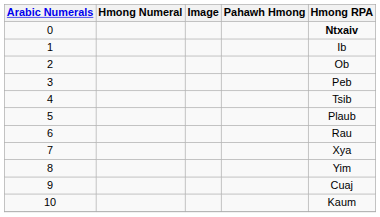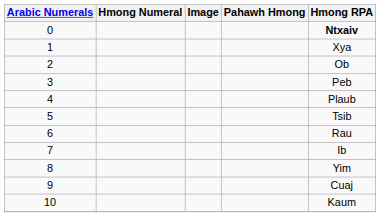(342, 47) Ib -> (342, 47) Xya
(342, 99) Tsib -> (342, 99) Plaub
(342, 116) Plaub -> (342, 116) Tsib
(342, 151) Xya -> (342, 151) Ib
